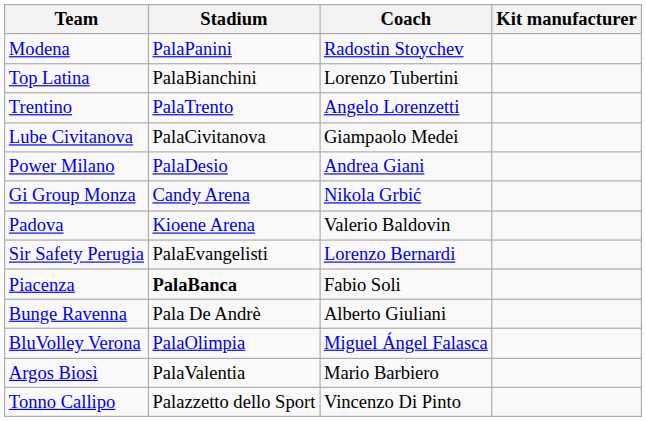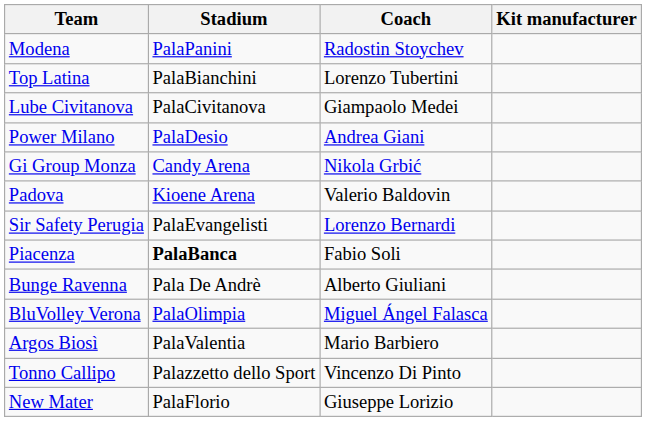- row: (40, 107)
+ row: (51, 401)
